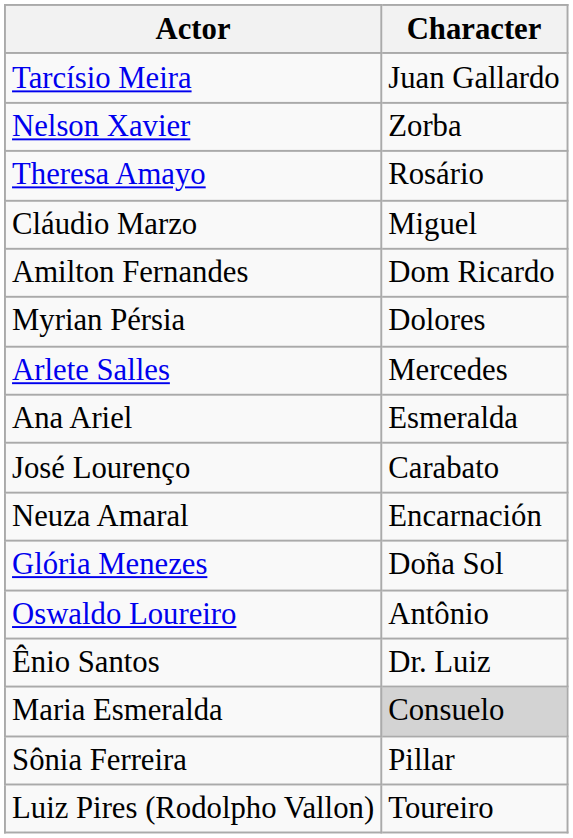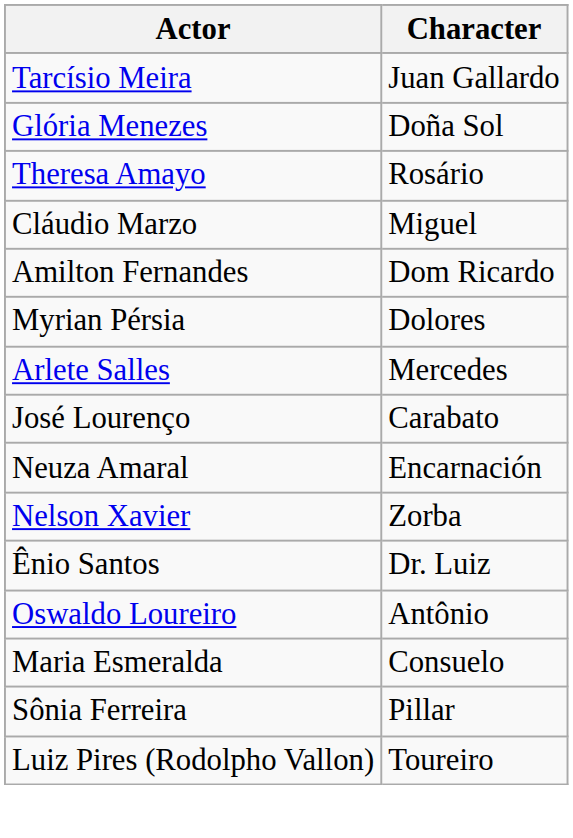rows swapped: (110, 564) <-> (101, 126)
- row: (72, 418)
rows swapped: (124, 613) <-> (86, 662)
(446, 710) lightgrey background -> (446, 662) no background
